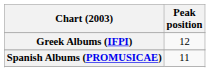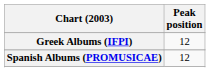(184, 58) 11 -> (184, 58) 12
